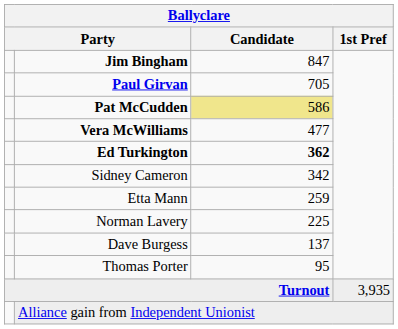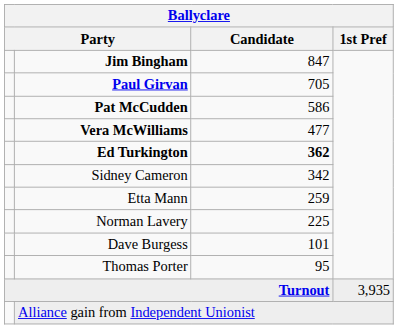(319, 107) khaki background -> (319, 107) no background
(319, 244) 137 -> (319, 244) 101
